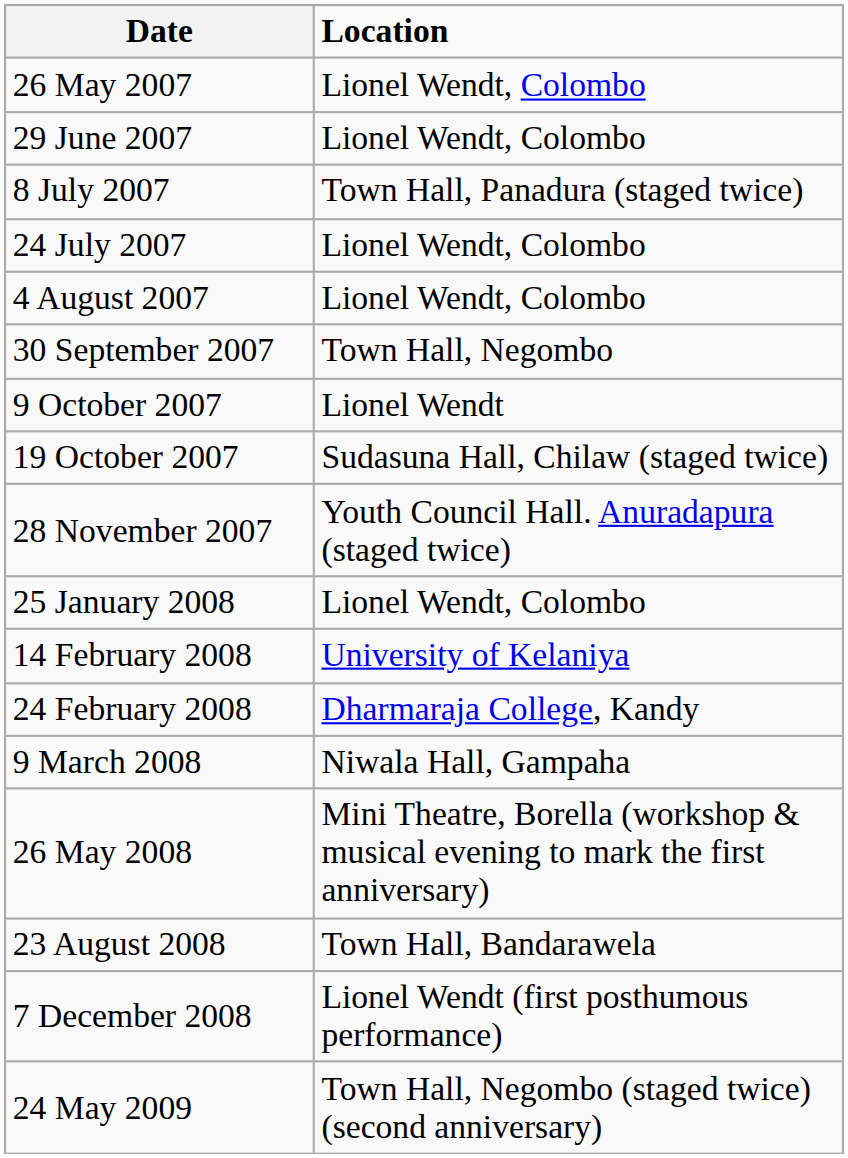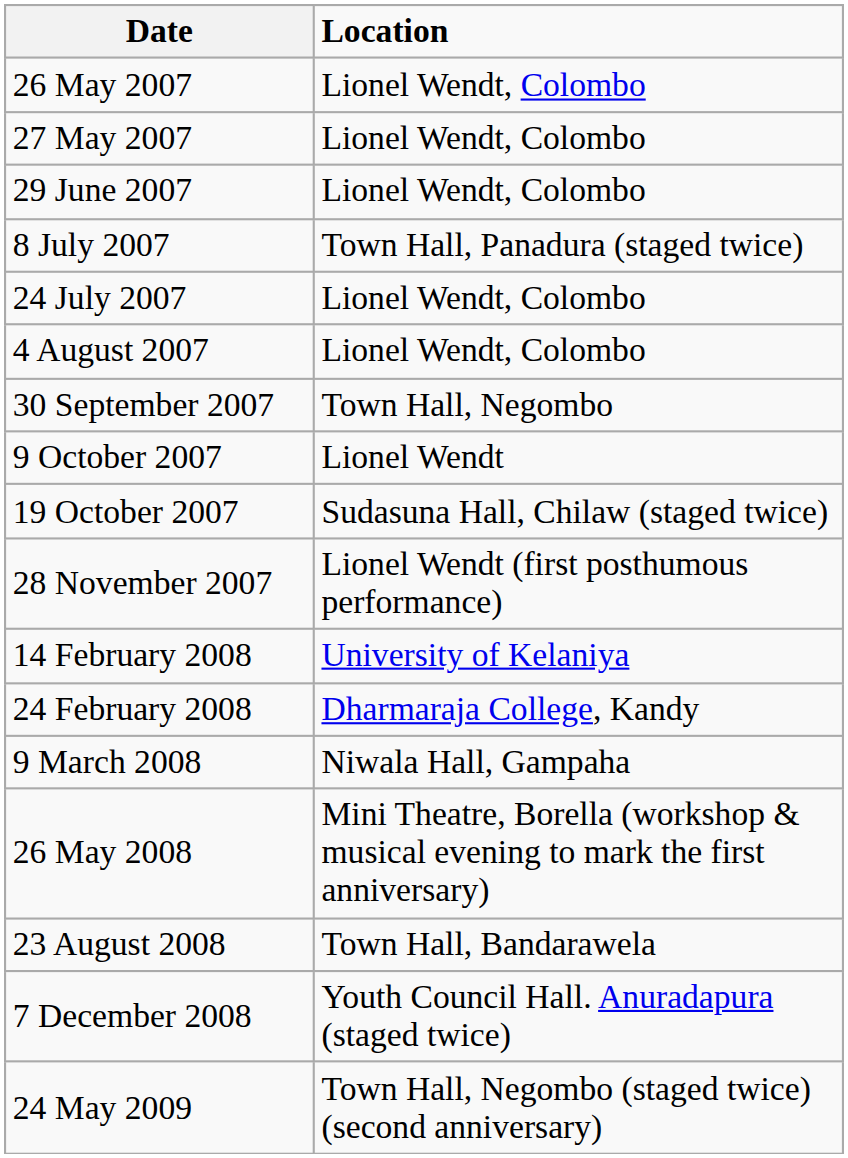+ row: (102, 137)
(547, 529) Youth Council Hall. Anuradapura (staged twice) -> (535, 582) Lionel Wendt (first posthumous performance)
- row: (124, 601)
(535, 1016) Lionel Wendt (first posthumous performance) -> (547, 1016) Youth Council Hall. Anuradapura (staged twice)
